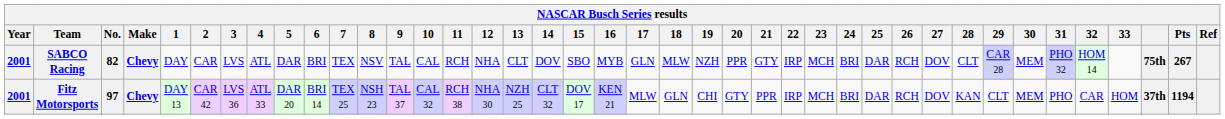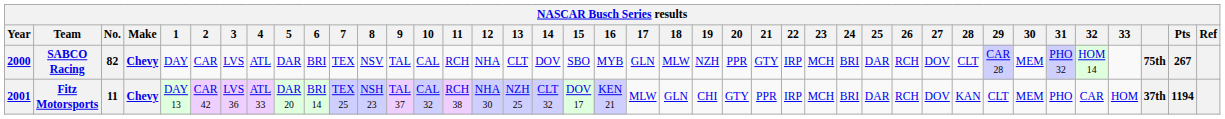(19, 62) 2001 -> (19, 62) 2000
(112, 96) 97 -> (112, 96) 11
